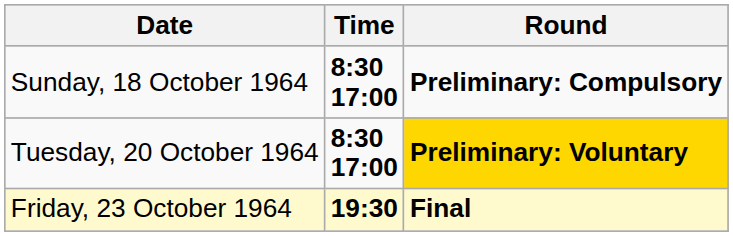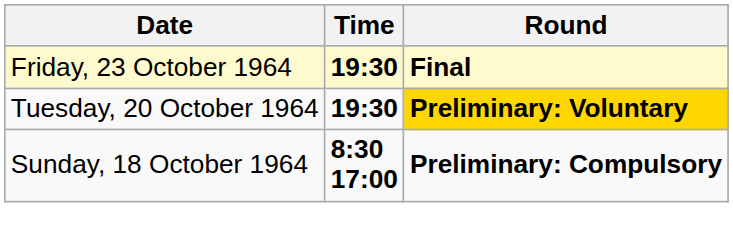rows swapped: (159, 81) <-> (151, 209)
(364, 152) 8:30 17:00 -> (364, 108) 19:30
